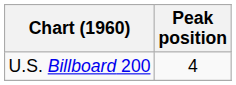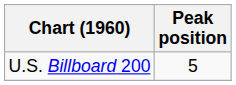(193, 66) 4 -> (193, 66) 5
